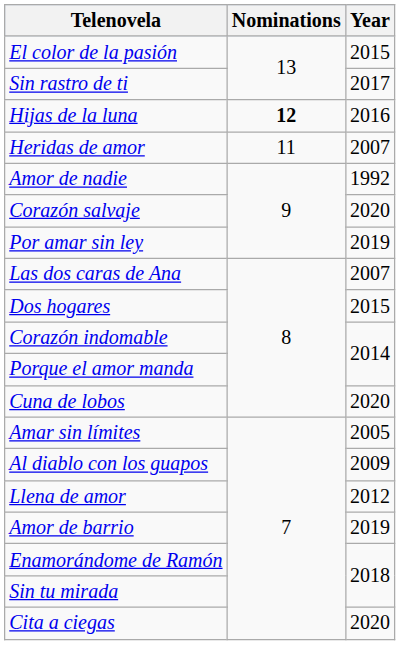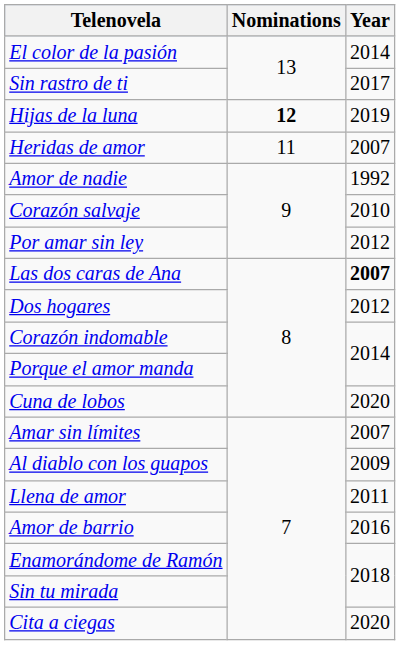(370, 52) 2015 -> (370, 52) 2014
(370, 115) 2016 -> (370, 115) 2019
(370, 210) 2020 -> (370, 210) 2010
(370, 242) 2019 -> (370, 242) 2012
(370, 274) normal -> (370, 274) bold
(370, 305) 2015 -> (370, 305) 2012
(370, 432) 2005 -> (370, 432) 2007
(370, 496) 2012 -> (370, 496) 2011
(370, 527) 2019 -> (370, 527) 2016
